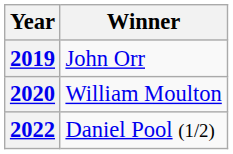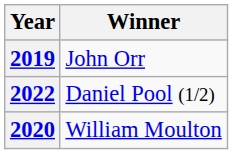rows swapped: (32, 93) <-> (32, 129)
